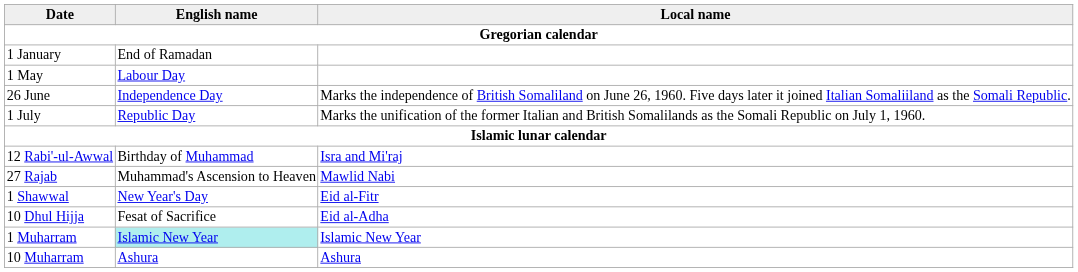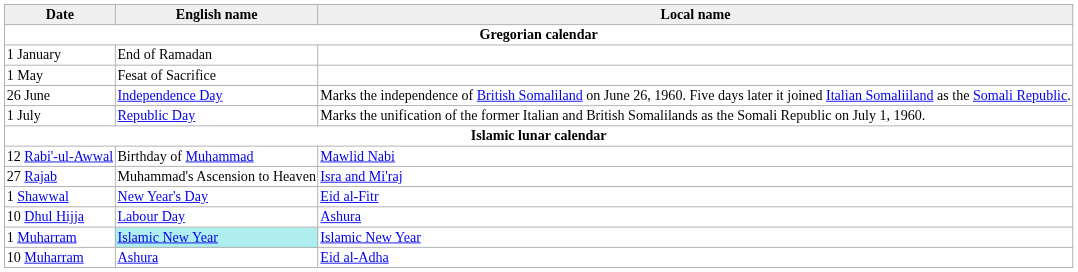(151, 75) Labour Day -> (167, 75) Fesat of Sacrifice
(361, 156) Isra and Mi'raj -> (358, 156) Mawlid Nabi
(358, 176) Mawlid Nabi -> (361, 176) Isra and Mi'raj
(167, 217) Fesat of Sacrifice -> (151, 217) Labour Day
(355, 217) Eid al-Adha -> (341, 217) Ashura
(341, 257) Ashura -> (355, 257) Eid al-Adha
